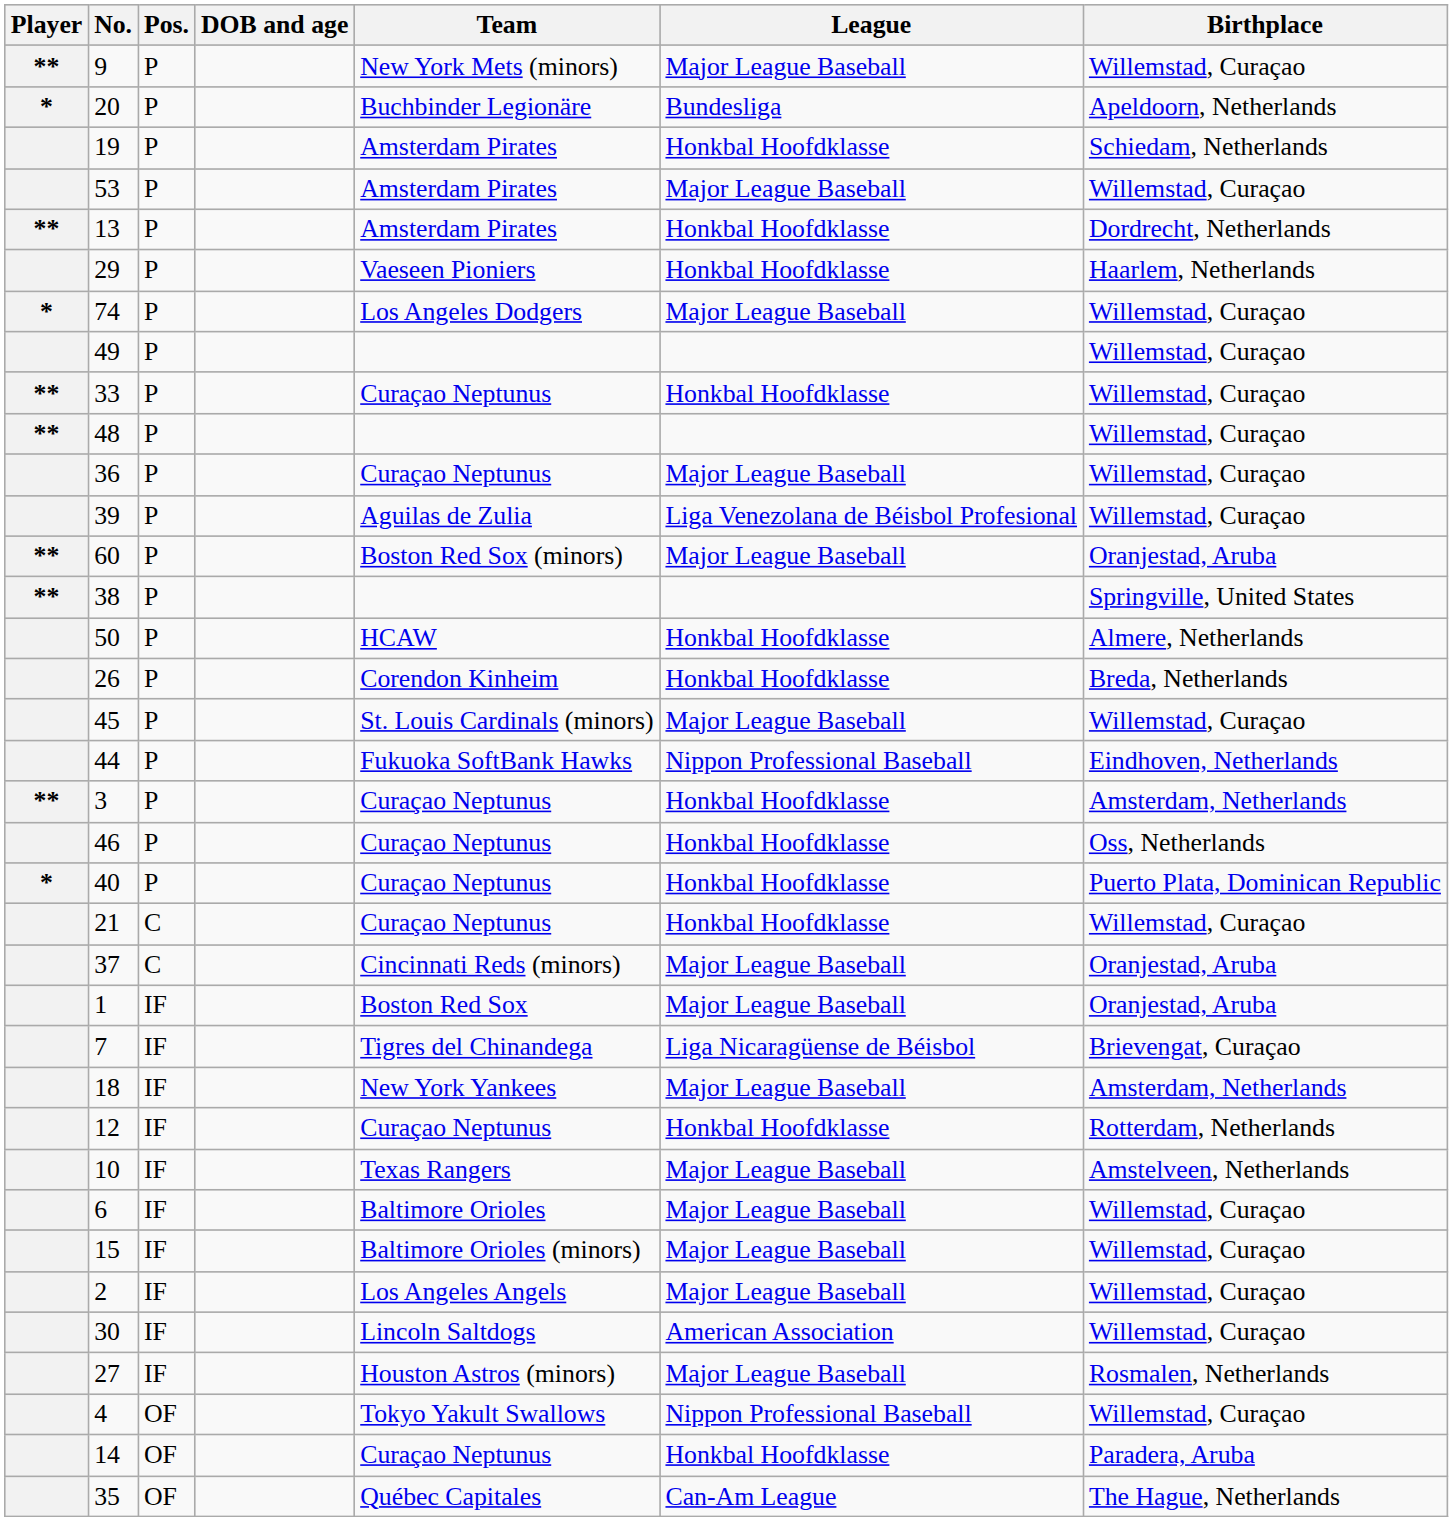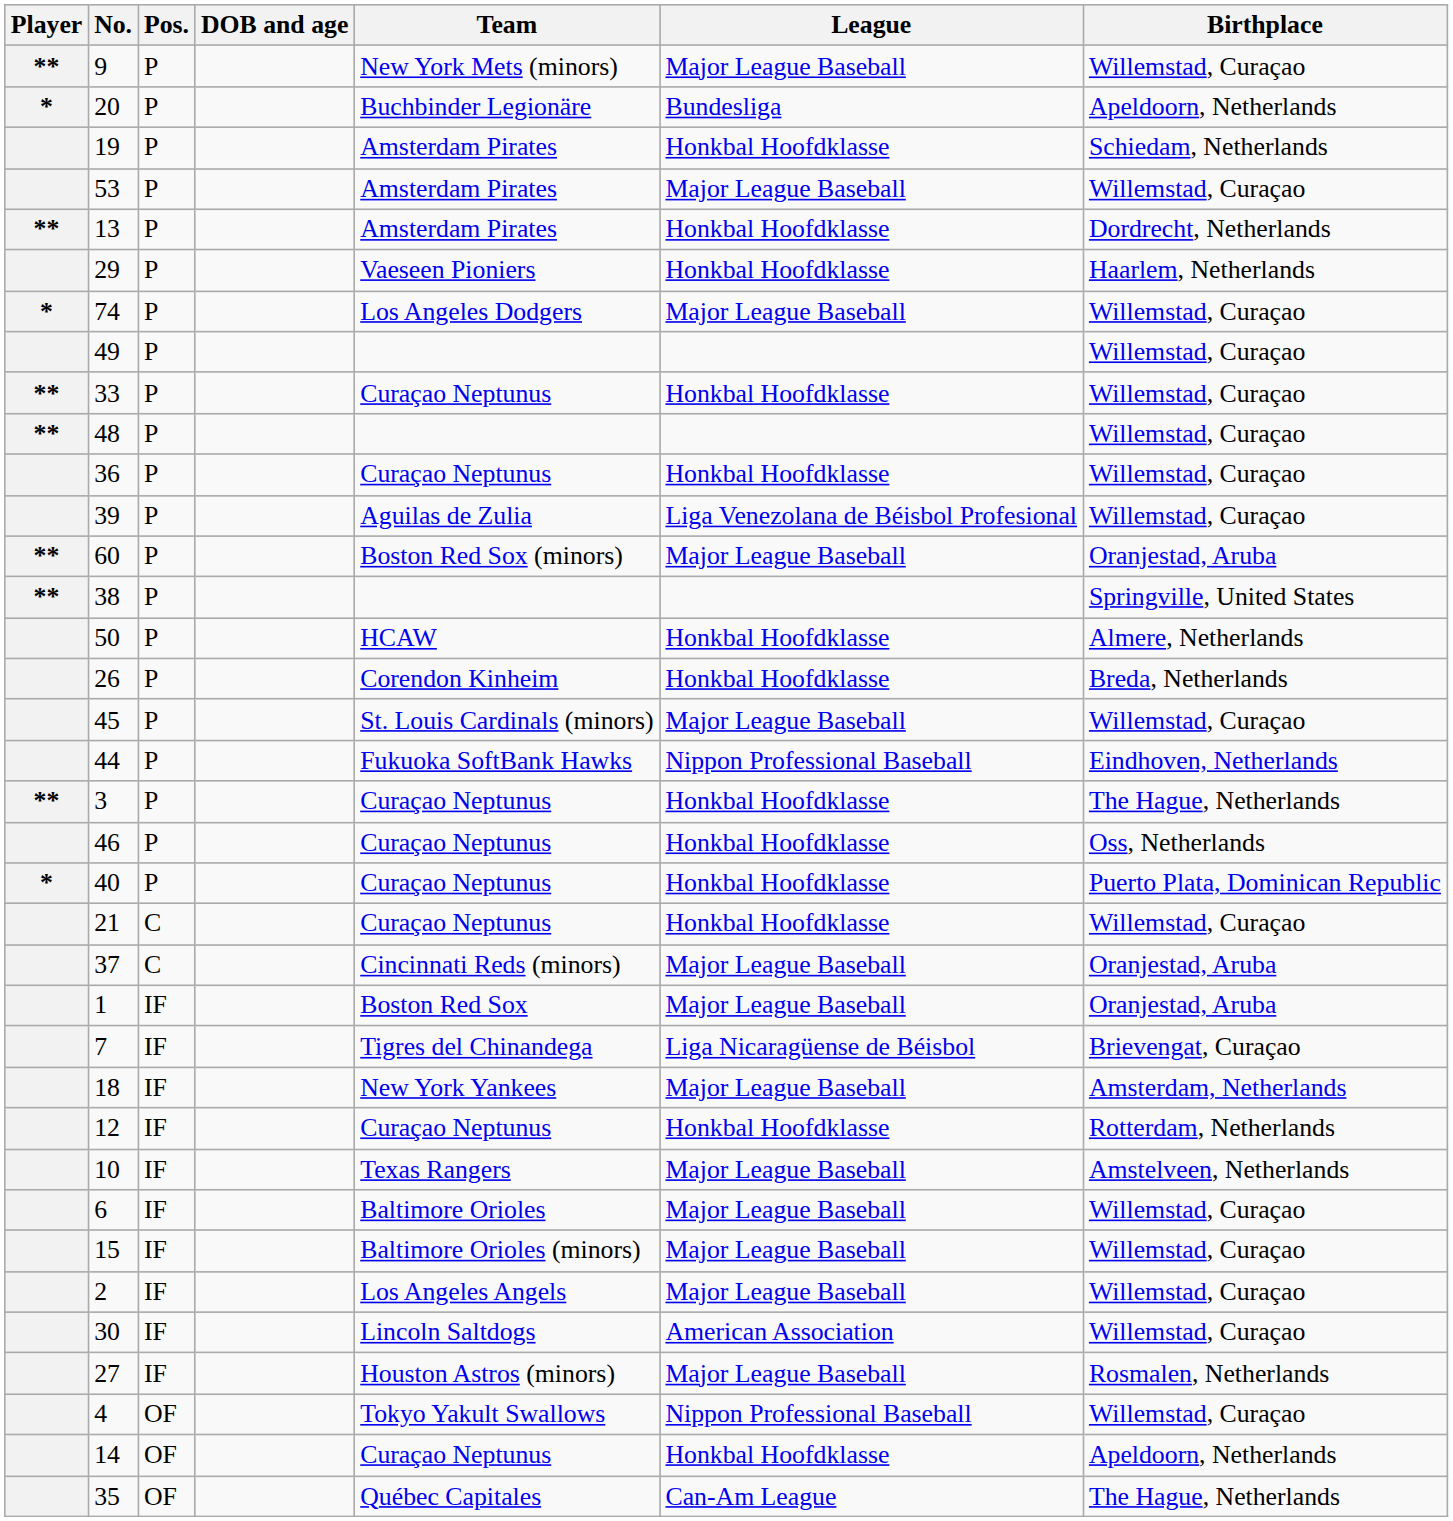(786, 474) Major League Baseball -> (777, 474) Honkbal Hoofdklasse
(1218, 801) Amsterdam, Netherlands -> (1214, 801) The Hague, Netherlands
(1172, 1454) Paradera, Aruba -> (1213, 1454) Apeldoorn, Netherlands
